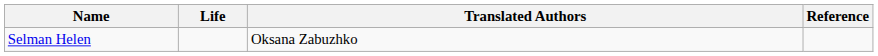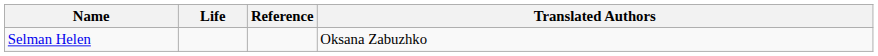columns swapped: (525, 16) <-> (838, 16)
